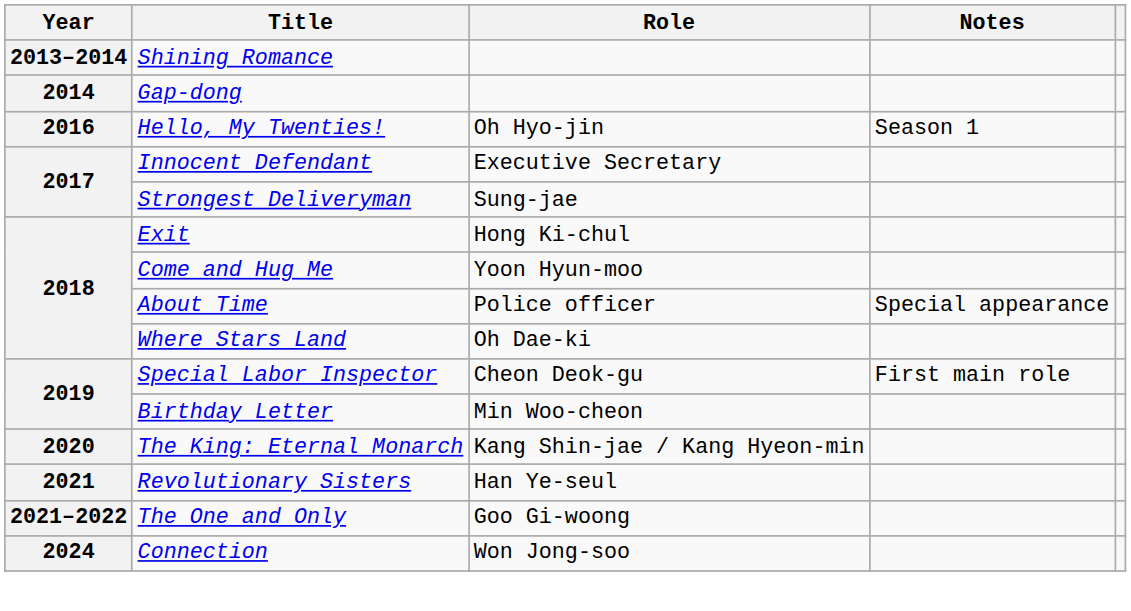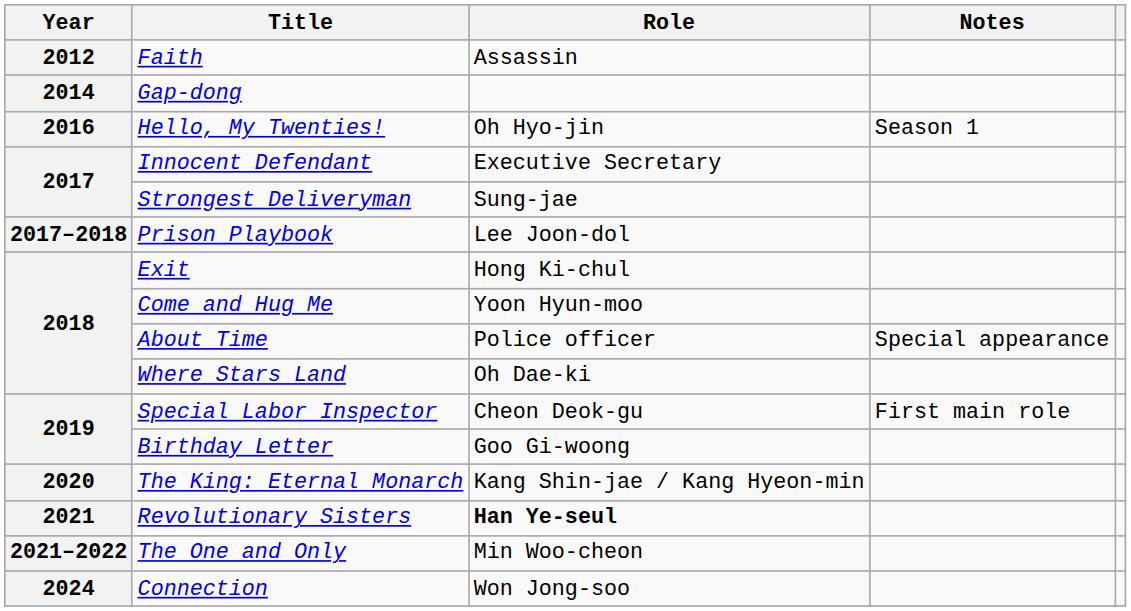+ row: (170, 58)
- row: (235, 58)
+ row: (235, 235)
(558, 412) Min Woo-cheon -> (552, 447) Goo Gi-woong
(545, 483) normal -> (545, 518) bold
(552, 518) Goo Gi-woong -> (558, 553) Min Woo-cheon
